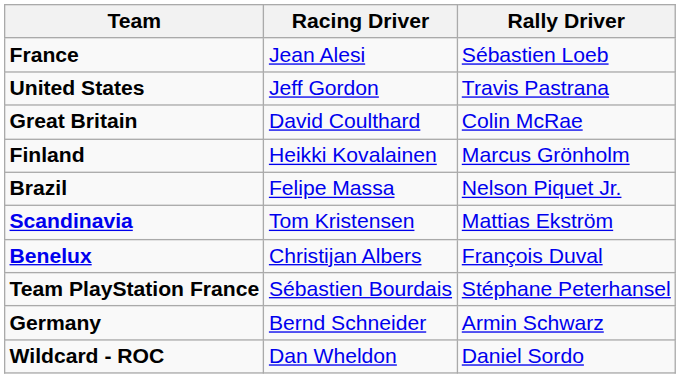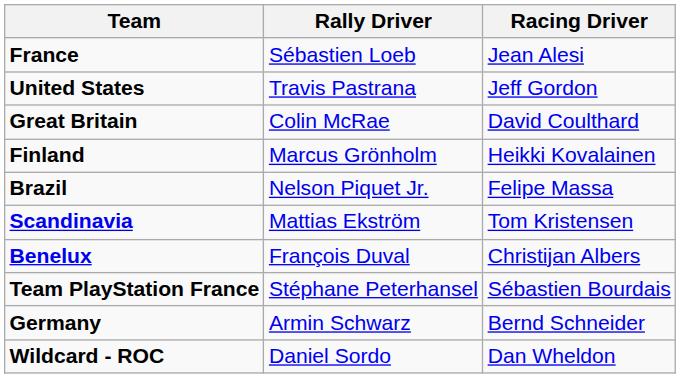columns swapped: (360, 21) <-> (566, 21)
